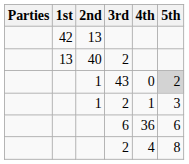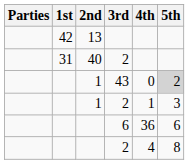(66, 59) 13 -> (66, 59) 31
